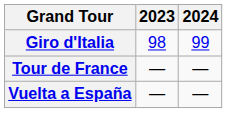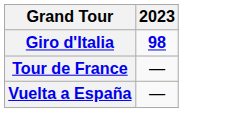- column: (200, 17)
(157, 42) normal -> (157, 42) bold
